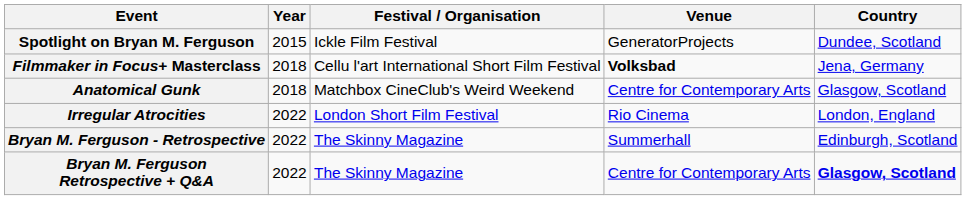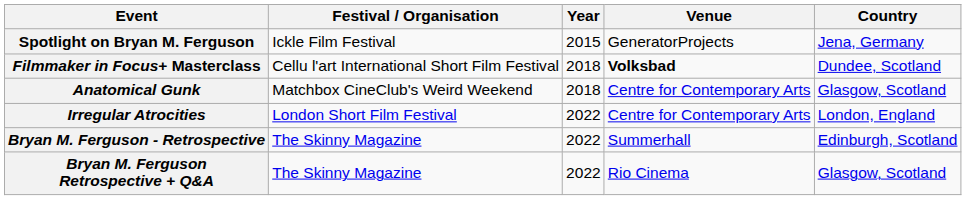columns swapped: (289, 16) <-> (457, 16)
(879, 41) Dundee, Scotland -> (871, 41) Jena, Germany
(871, 66) Jena, Germany -> (879, 66) Dundee, Scotland
(648, 115) Rio Cinema -> (709, 115) Centre for Contemporary Arts
(709, 173) Centre for Contemporary Arts -> (648, 173) Rio Cinema
(887, 173) bold -> (882, 173) normal
